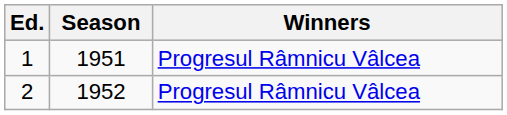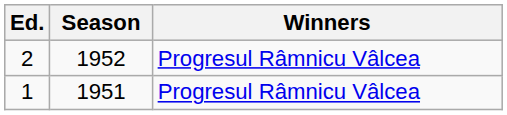rows swapped: (27, 58) <-> (27, 93)
